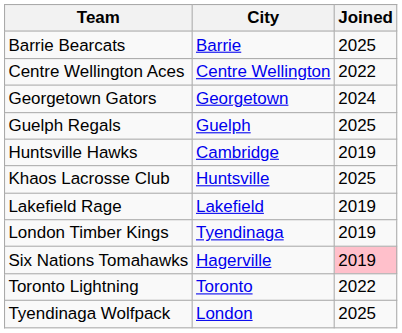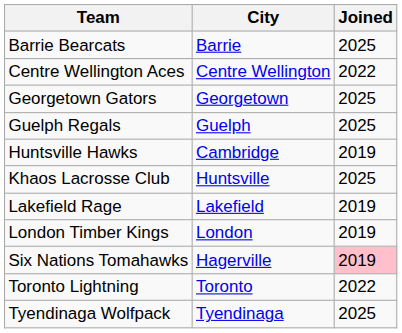(357, 98) 2024 -> (357, 98) 2025
(240, 233) Tyendinaga -> (224, 233) London
(224, 313) London -> (240, 313) Tyendinaga
